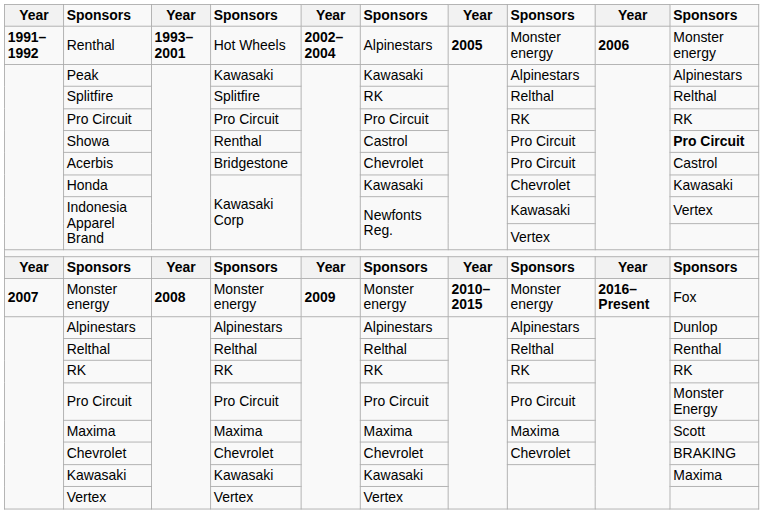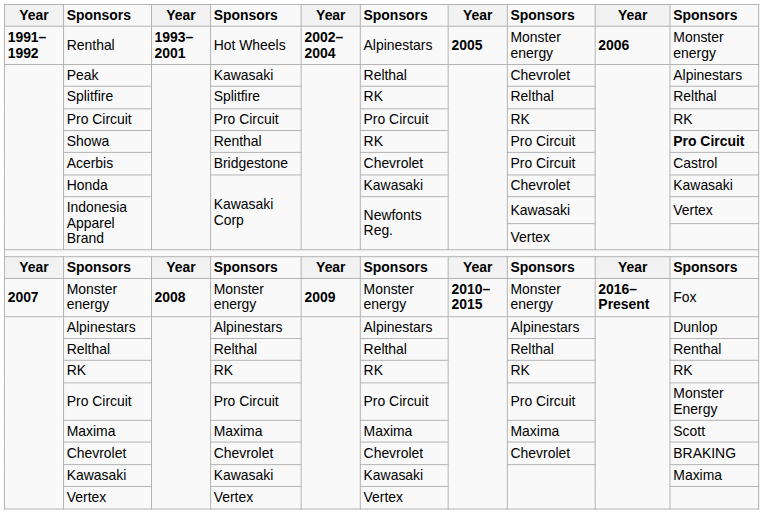(393, 75) Kawasaki -> (385, 75) Relthal
(545, 75) Alpinestars -> (540, 75) Chevrolet
(386, 141) Castrol -> (373, 141) RK
